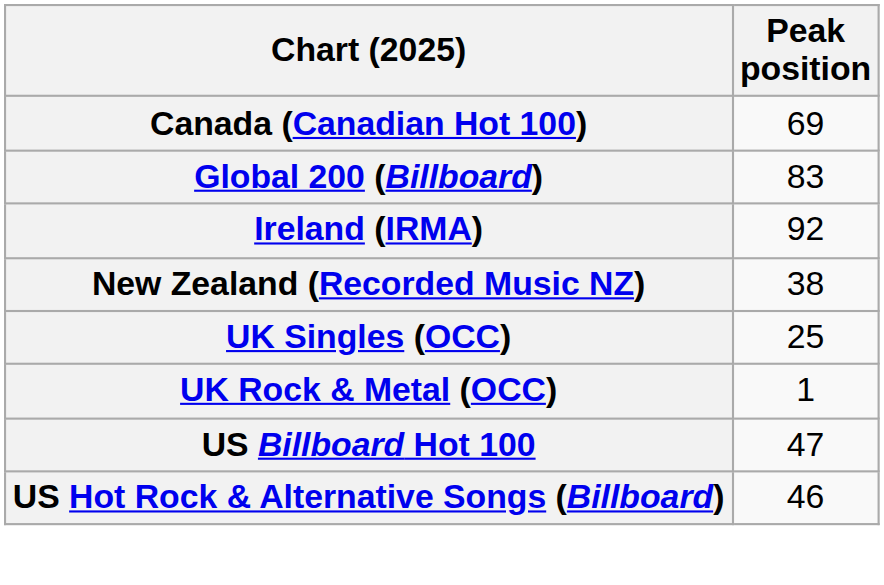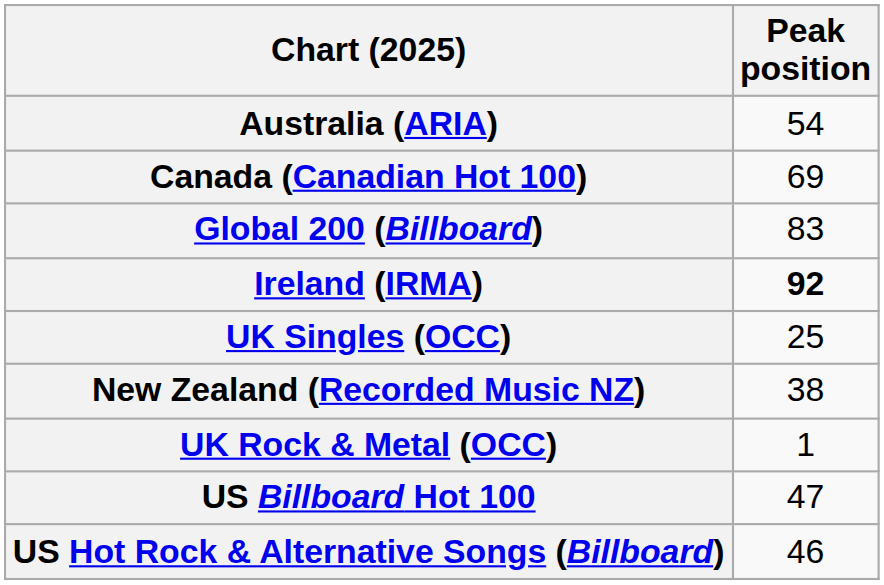+ row: (369, 122)
(806, 229) normal -> (806, 283) bold
rows swapped: (369, 283) <-> (369, 336)
